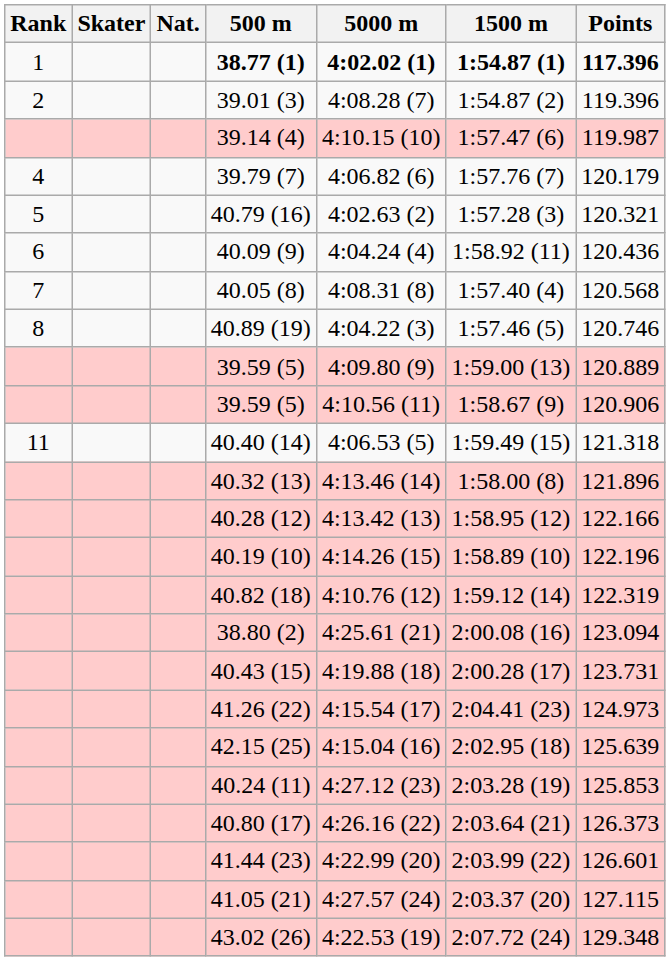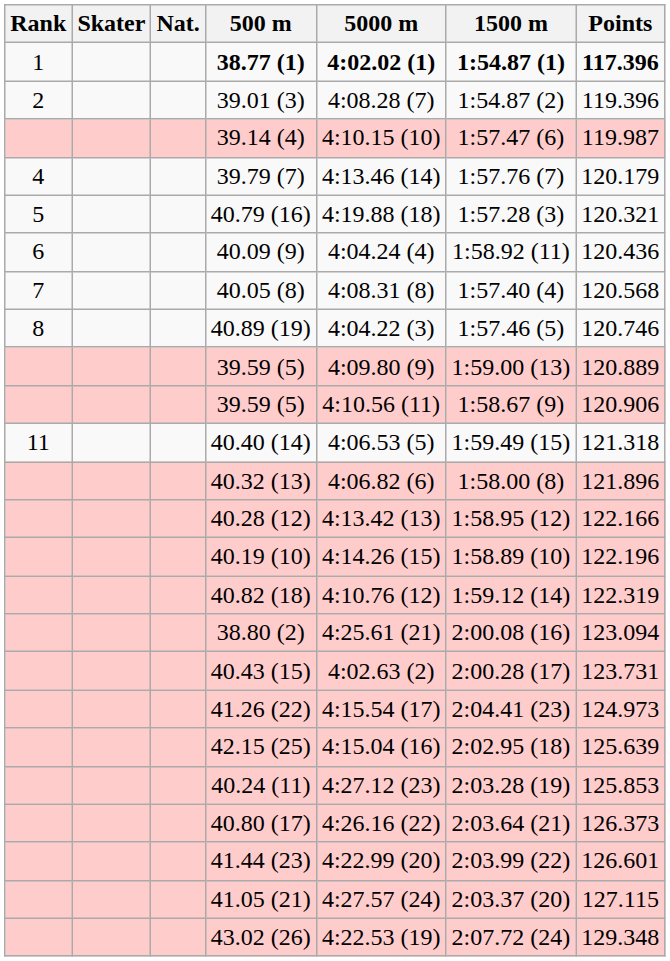(381, 175) 4:06.82 (6) -> (381, 175) 4:13.46 (14)
(381, 213) 4:02.63 (2) -> (381, 213) 4:19.88 (18)
(381, 480) 4:13.46 (14) -> (381, 480) 4:06.82 (6)
(381, 670) 4:19.88 (18) -> (381, 670) 4:02.63 (2)
